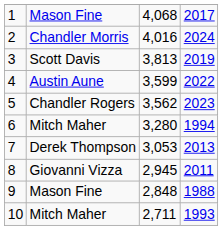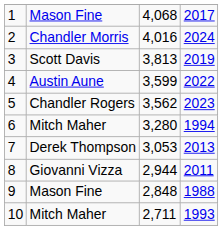(160, 170) 2,945 -> (160, 170) 2,944
